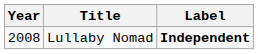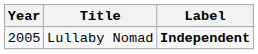(24, 38) 2008 -> (24, 38) 2005
